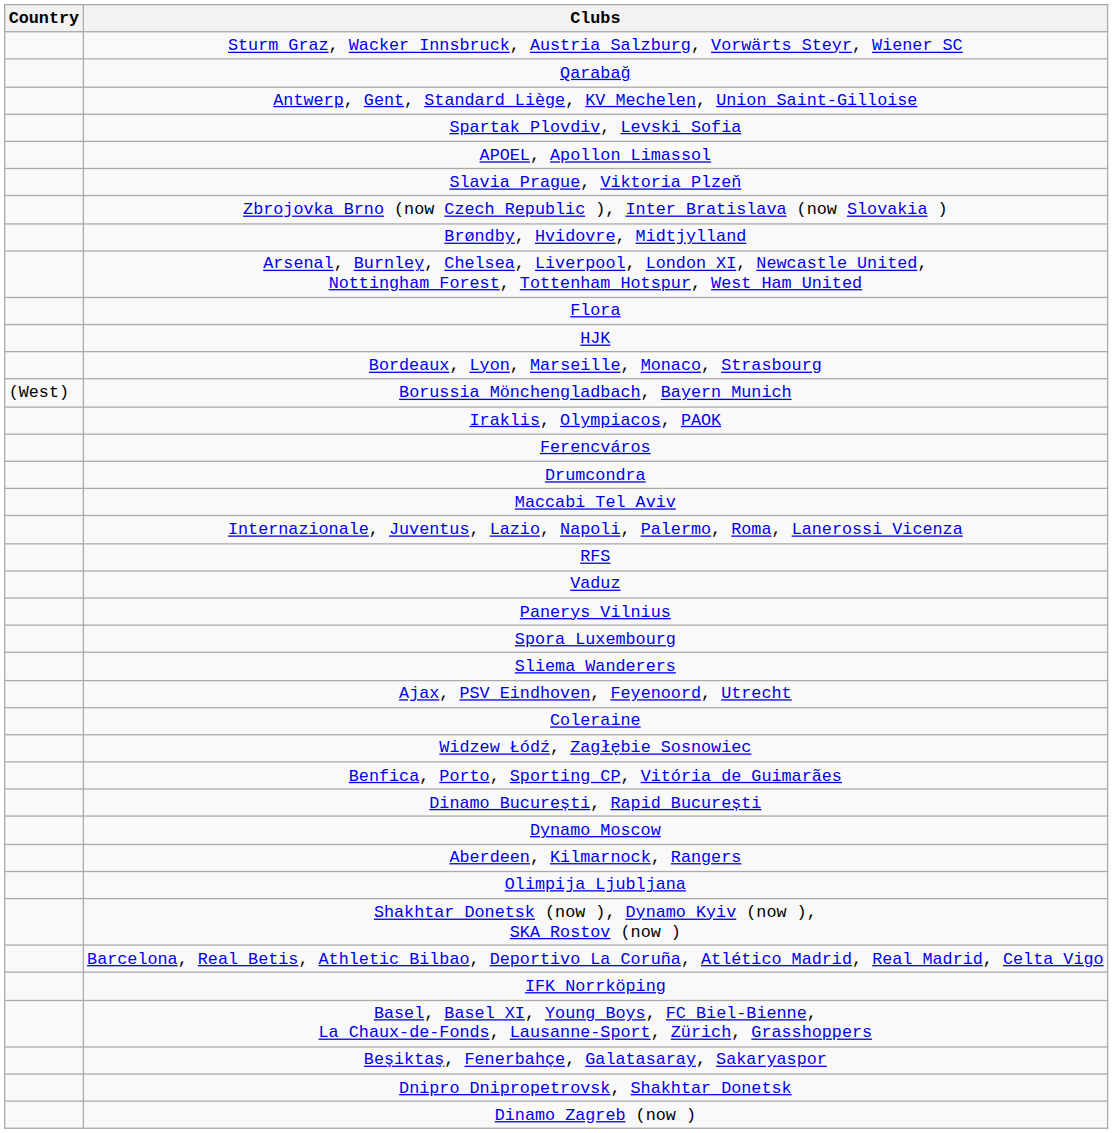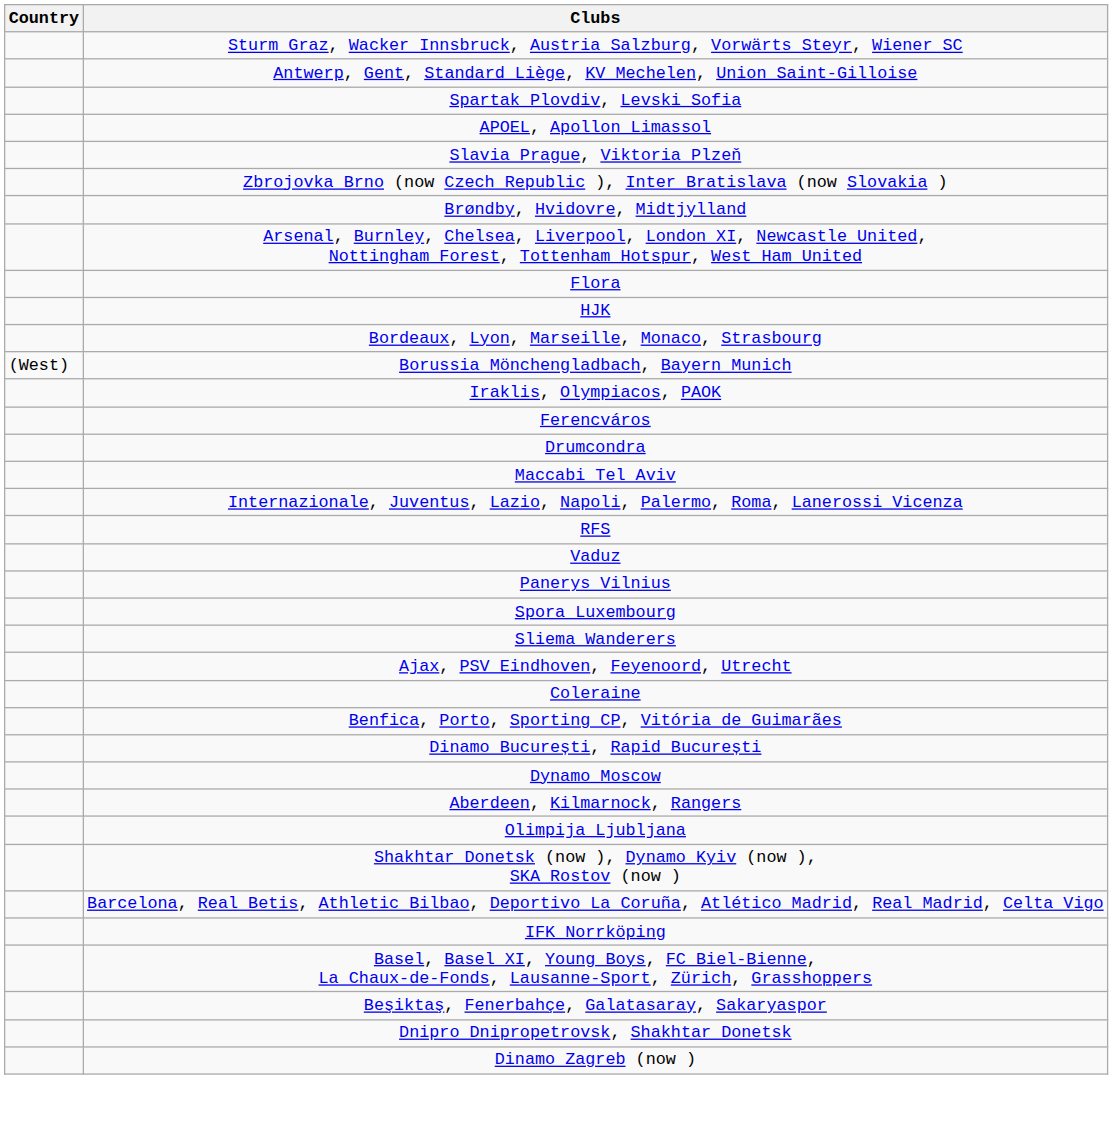- row: (595, 73)
- row: (595, 748)
